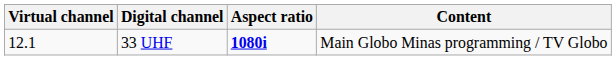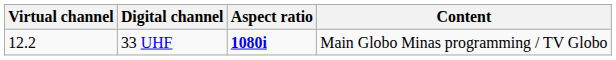(22, 42) 12.1 -> (22, 42) 12.2
